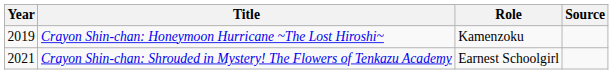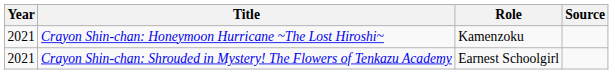(21, 36) 2019 -> (21, 36) 2021
